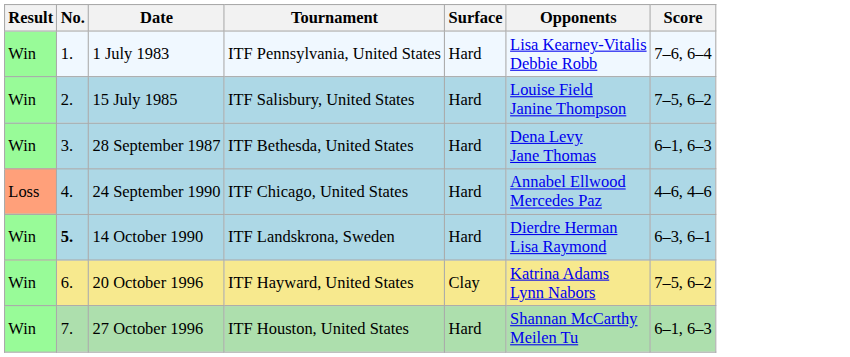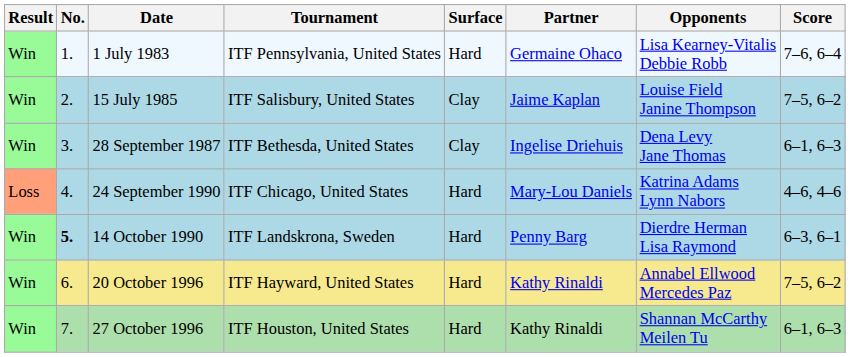+ column: (571, 17)
(465, 99) Hard -> (464, 99) Clay
(465, 145) Hard -> (464, 145) Clay
(568, 190) Annabel Ellwood Mercedes Paz -> (689, 190) Katrina Adams Lynn Nabors
(464, 282) Clay -> (465, 282) Hard
(560, 282) Katrina Adams Lynn Nabors -> (697, 282) Annabel Ellwood Mercedes Paz
